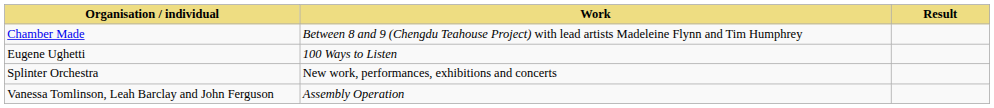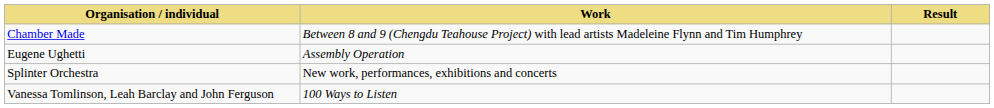(350, 53) 100 Ways to Listen -> (354, 53) Assembly Operation
(354, 93) Assembly Operation -> (350, 93) 100 Ways to Listen
